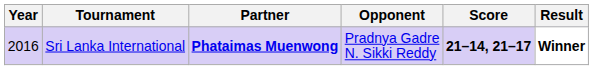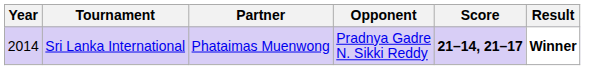(23, 46) 2016 -> (23, 46) 2014
(265, 46) bold -> (261, 46) normal
